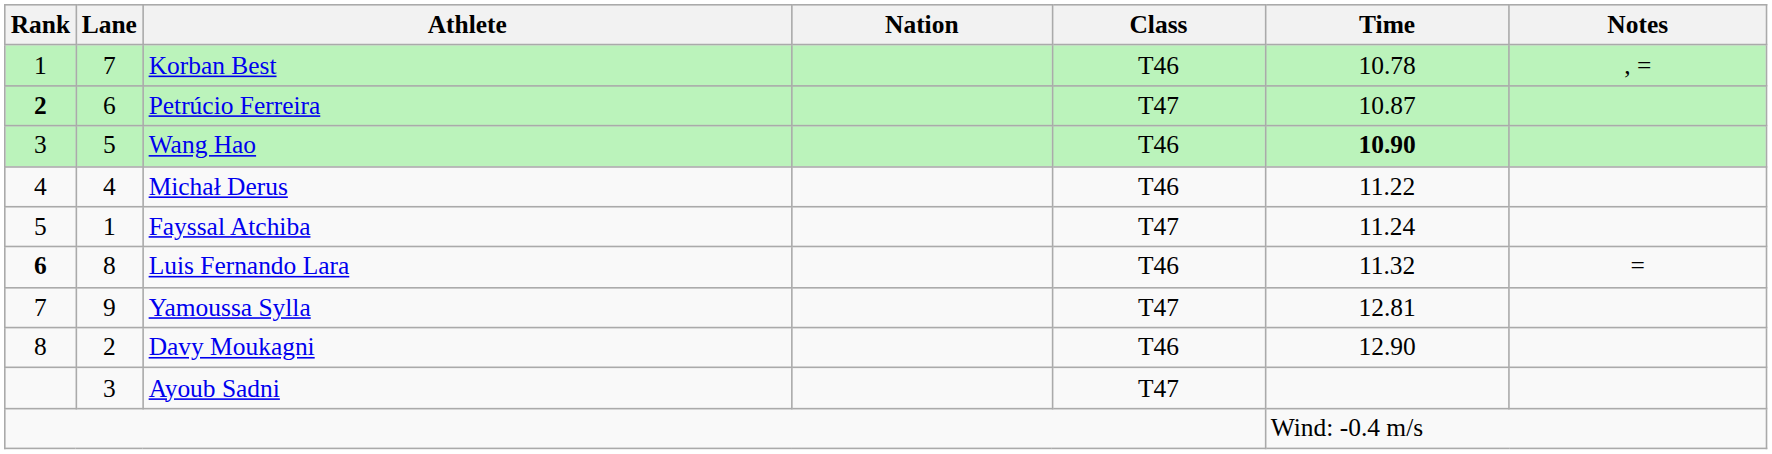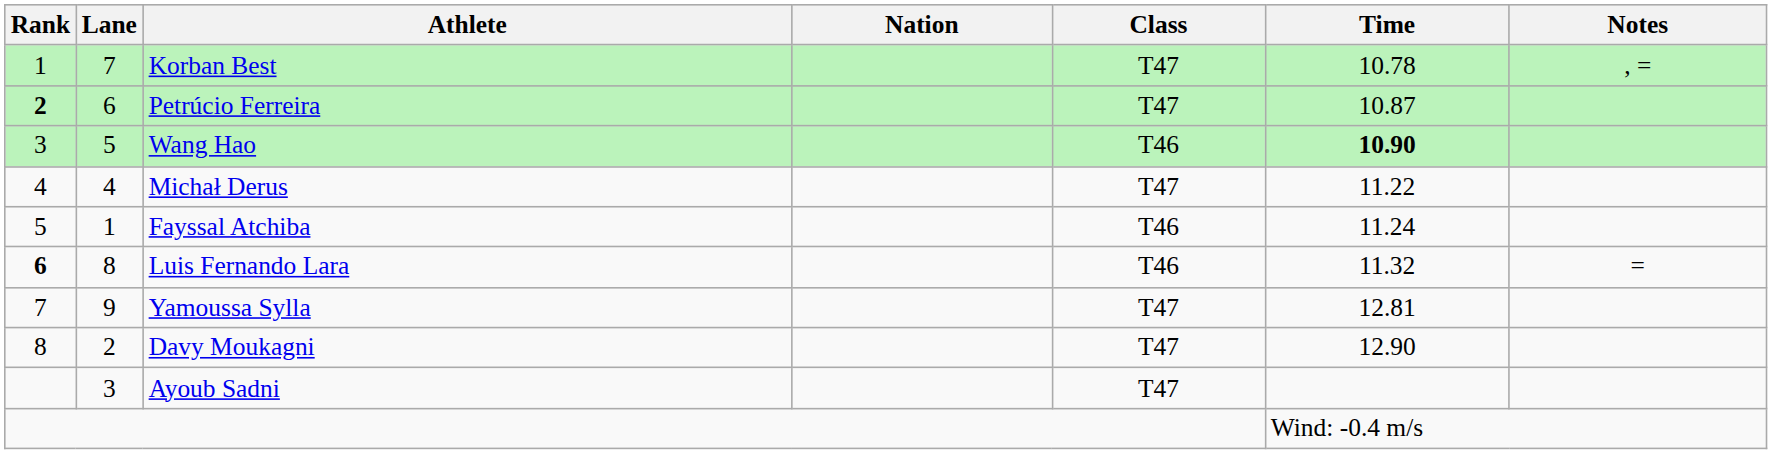(1158, 65) T46 -> (1158, 65) T47
(1158, 186) T46 -> (1158, 186) T47
(1158, 226) T47 -> (1158, 226) T46
(1158, 347) T46 -> (1158, 347) T47
